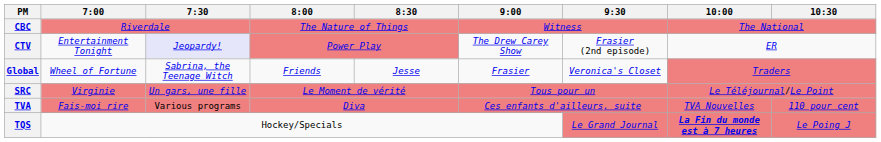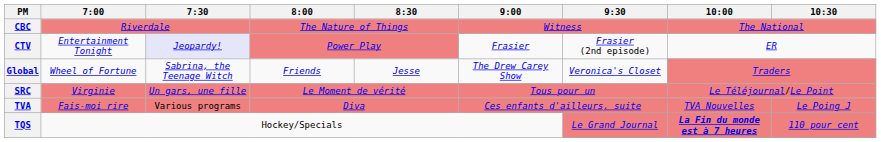(511, 46) The Drew Carey Show -> (511, 46) Frasier
(511, 71) Frasier -> (511, 71) The Drew Carey Show
(824, 105) 110 pour cent -> (824, 105) Le Poing J
(824, 125) Le Poing J -> (824, 125) 110 pour cent
